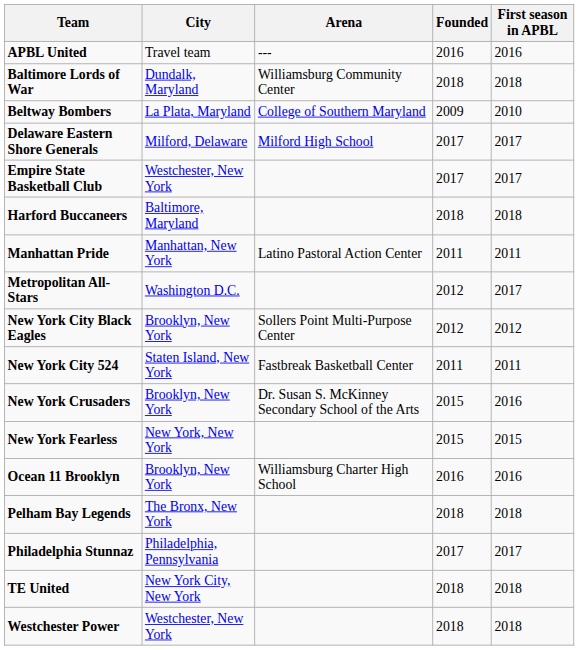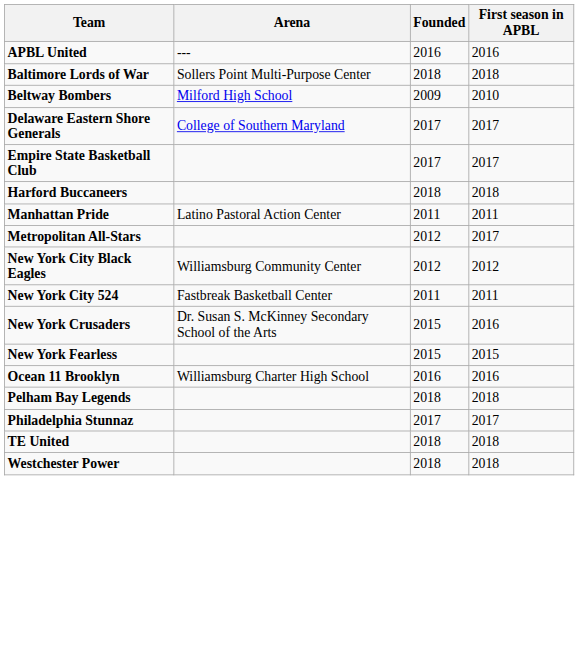- column: (198, 23)
(330, 82) Williamsburg Community Center -> (274, 74) Sollers Point Multi-Purpose Center
(342, 111) College of Southern Maryland -> (235, 96) Milford High School
(316, 141) Milford High School -> (261, 125) College of Southern Maryland
(335, 327) Sollers Point Multi-Purpose Center -> (269, 265) Williamsburg Community Center
